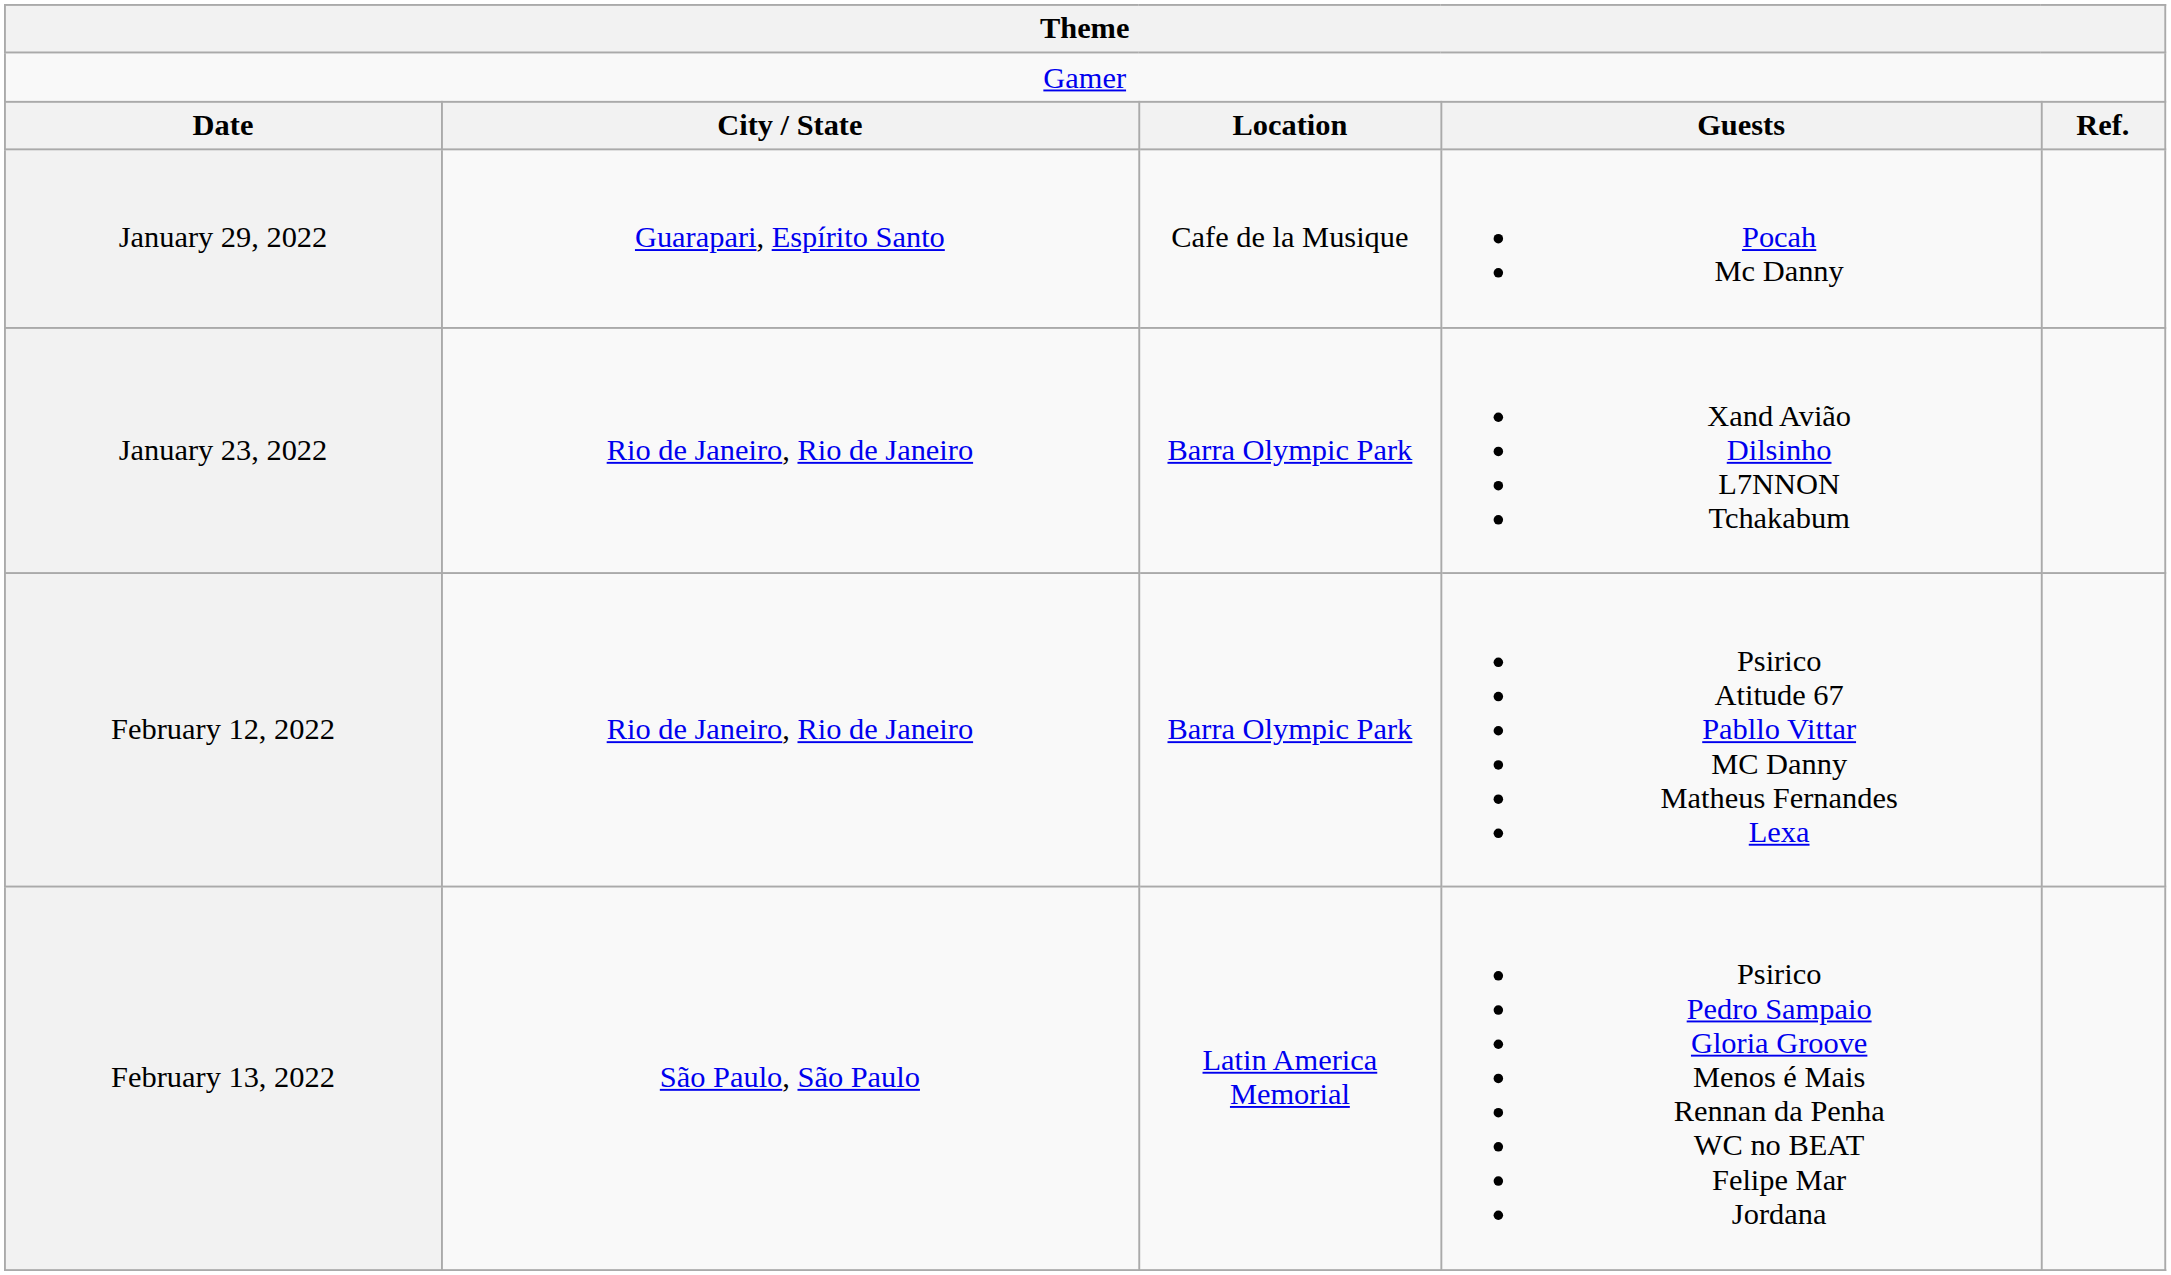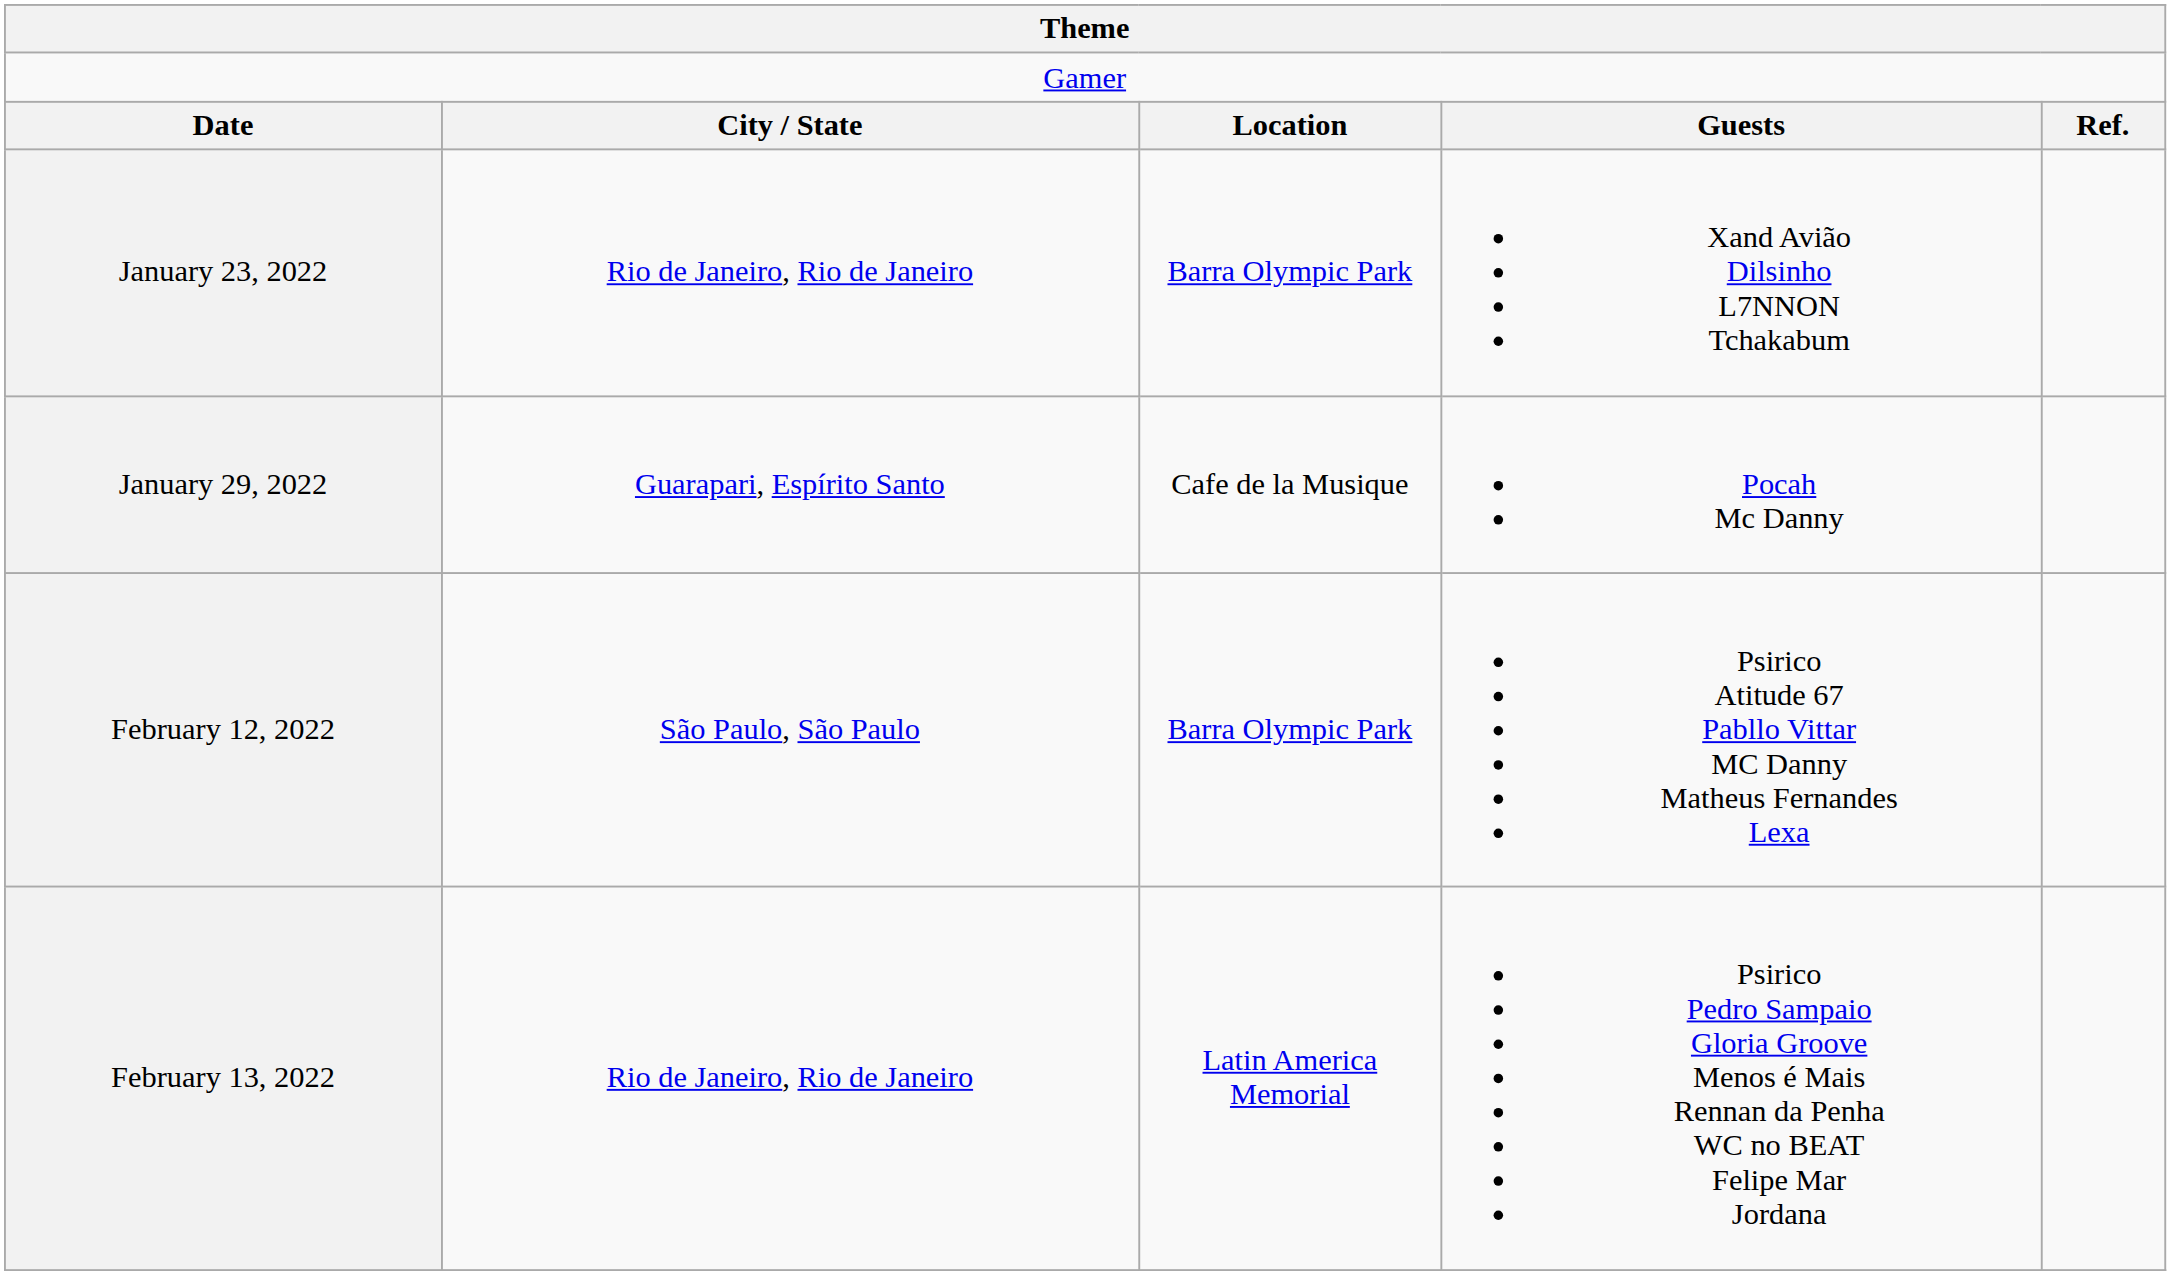rows swapped: (223, 449) <-> (223, 237)
(790, 729) Rio de Janeiro, Rio de Janeiro -> (790, 729) São Paulo, São Paulo
(790, 1077) São Paulo, São Paulo -> (790, 1077) Rio de Janeiro, Rio de Janeiro
